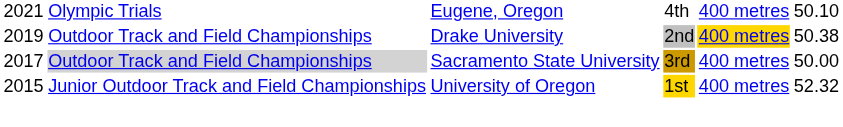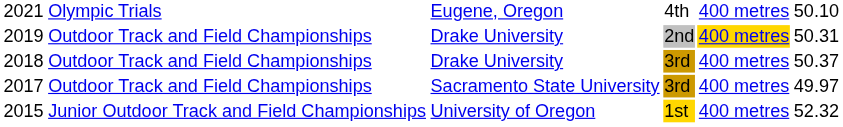(816, 36) 50.38 -> (816, 36) 50.31
+ row: (24, 61)
(210, 61) lightgrey background -> (210, 86) no background
(816, 61) 50.00 -> (816, 86) 49.97
